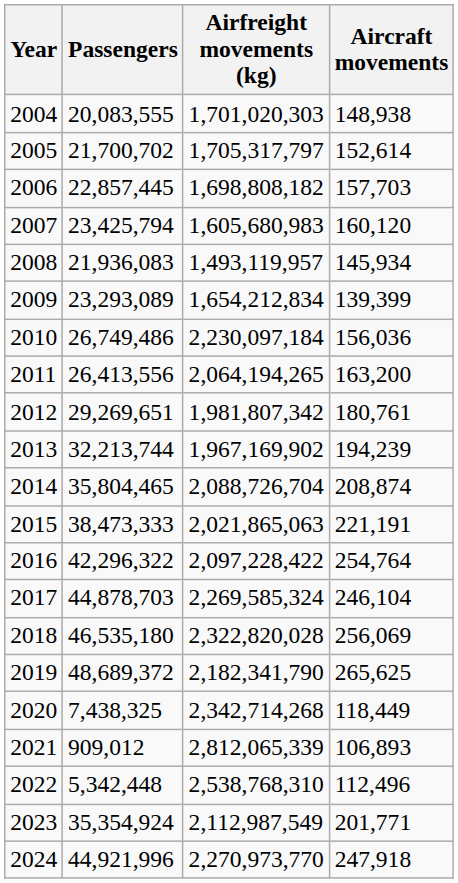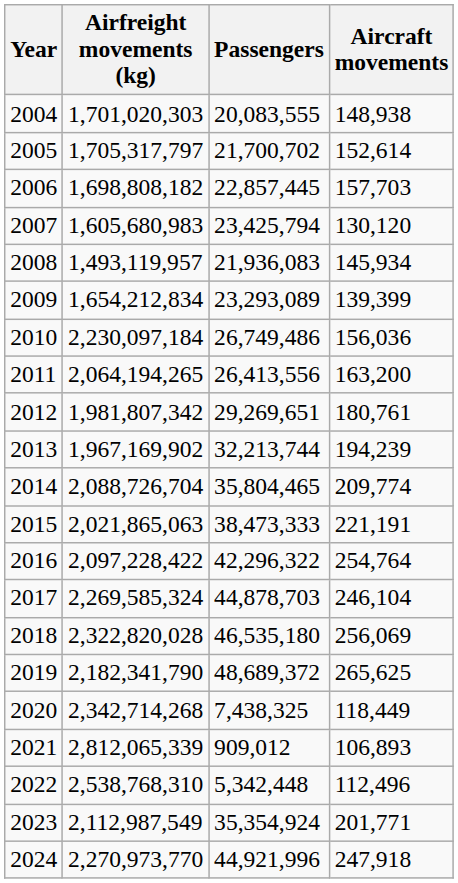columns swapped: (123, 49) <-> (256, 49)
(373, 225) 160,120 -> (373, 225) 130,120
(373, 486) 208,874 -> (373, 486) 209,774
